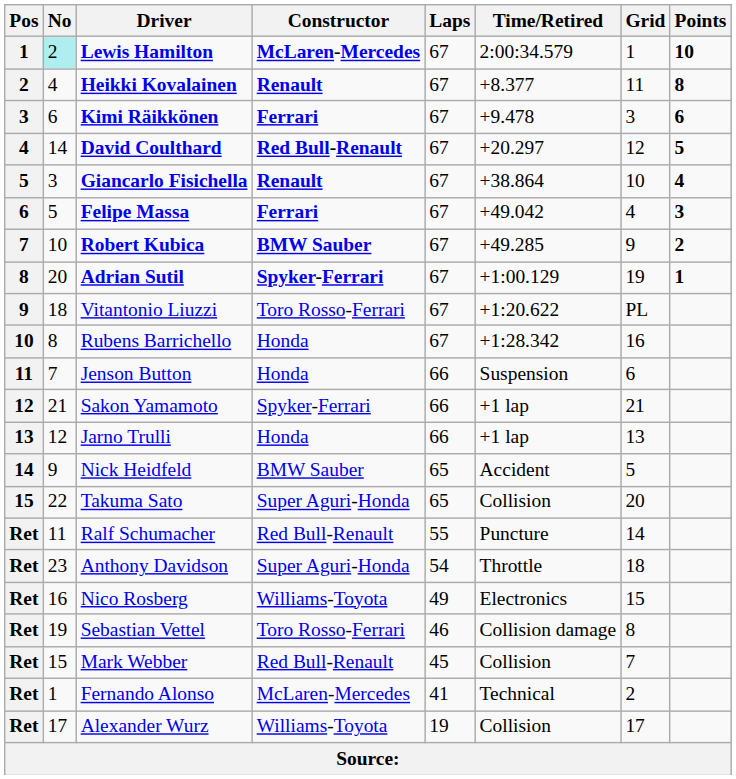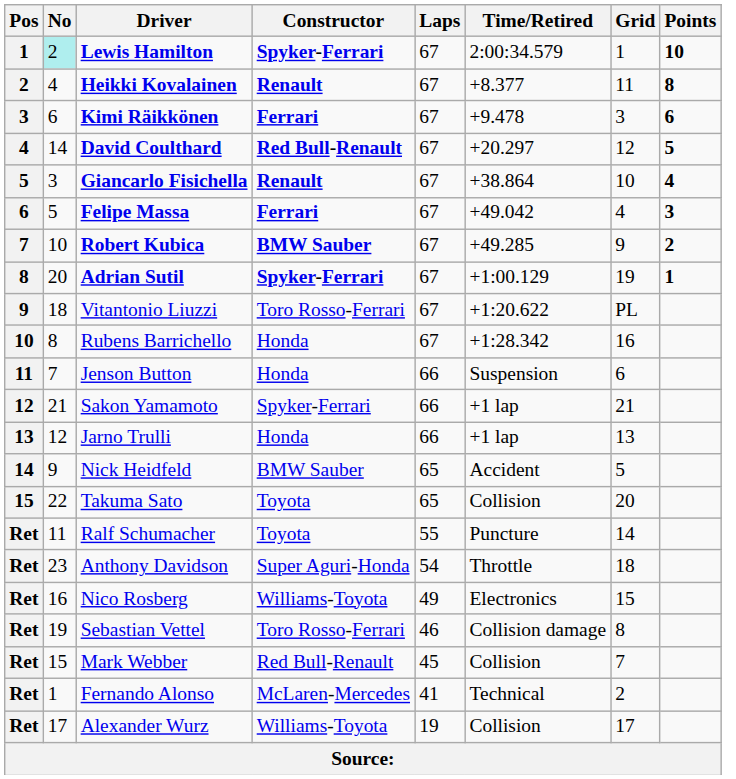(338, 52) McLaren-Mercedes -> (320, 52) Spyker-Ferrari
(333, 501) Super Aguri-Honda -> (284, 501) Toyota
(325, 533) Red Bull-Renault -> (284, 533) Toyota
